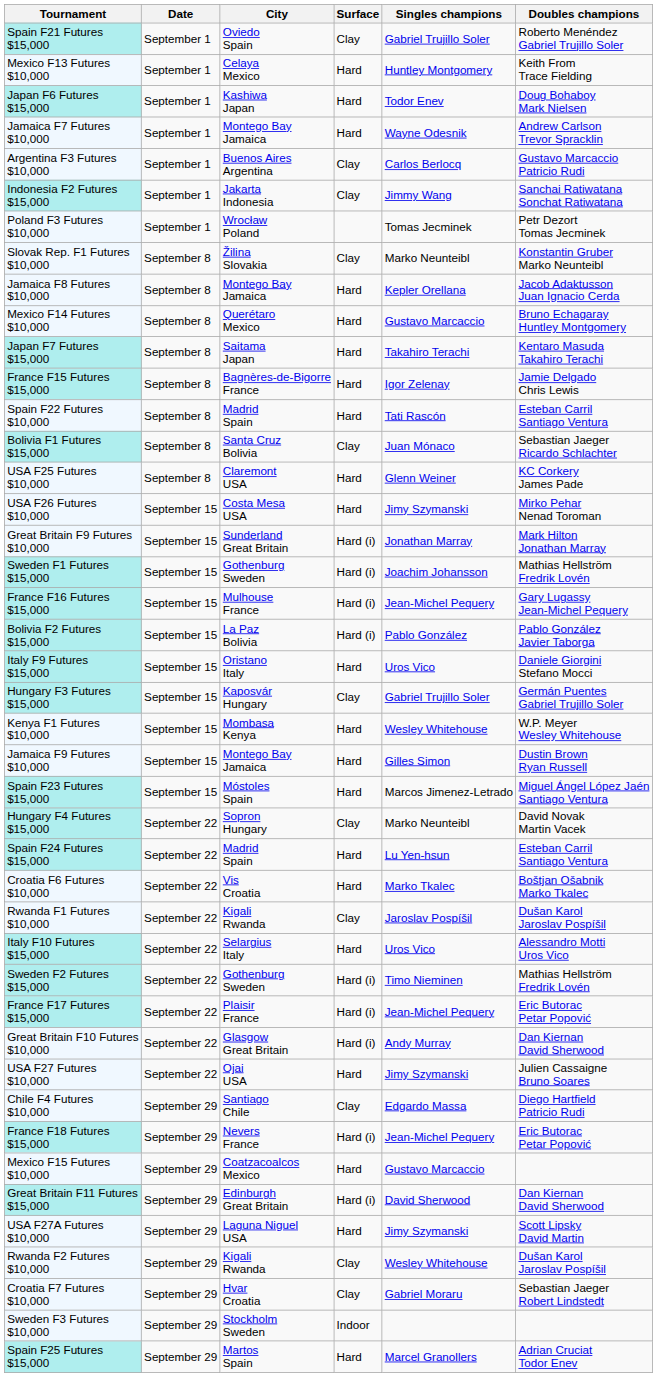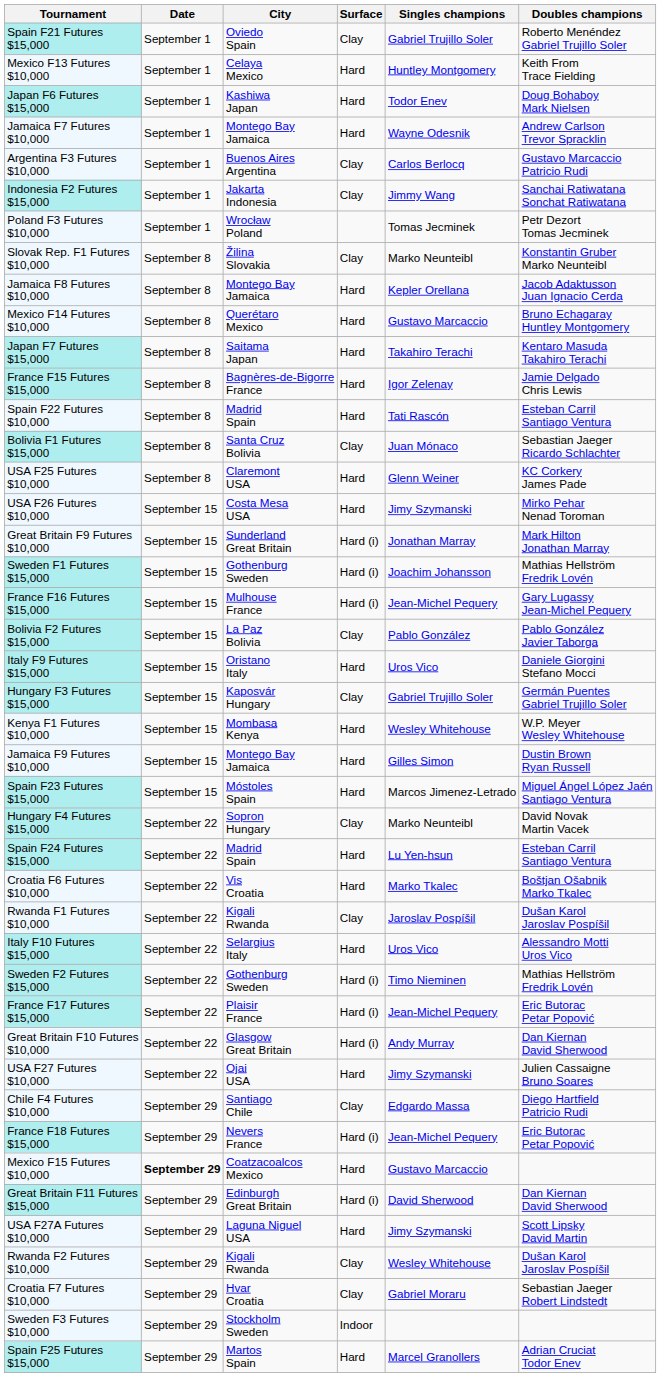(356, 635) Hard (i) -> (351, 635) Clay
(181, 1169) normal -> (182, 1169) bold
